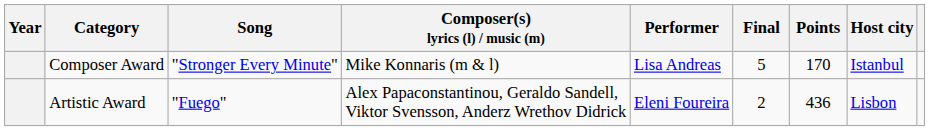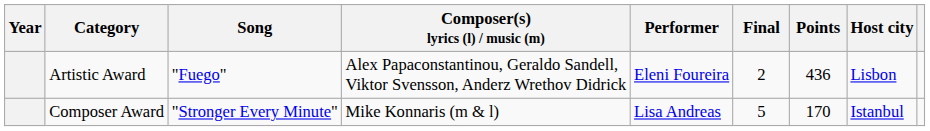rows swapped: (107, 65) <-> (97, 102)
